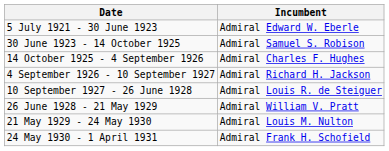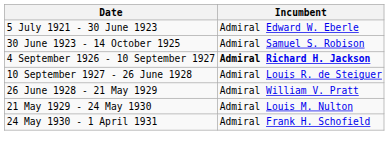- row: (105, 59)
(295, 75) normal -> (295, 59) bold
